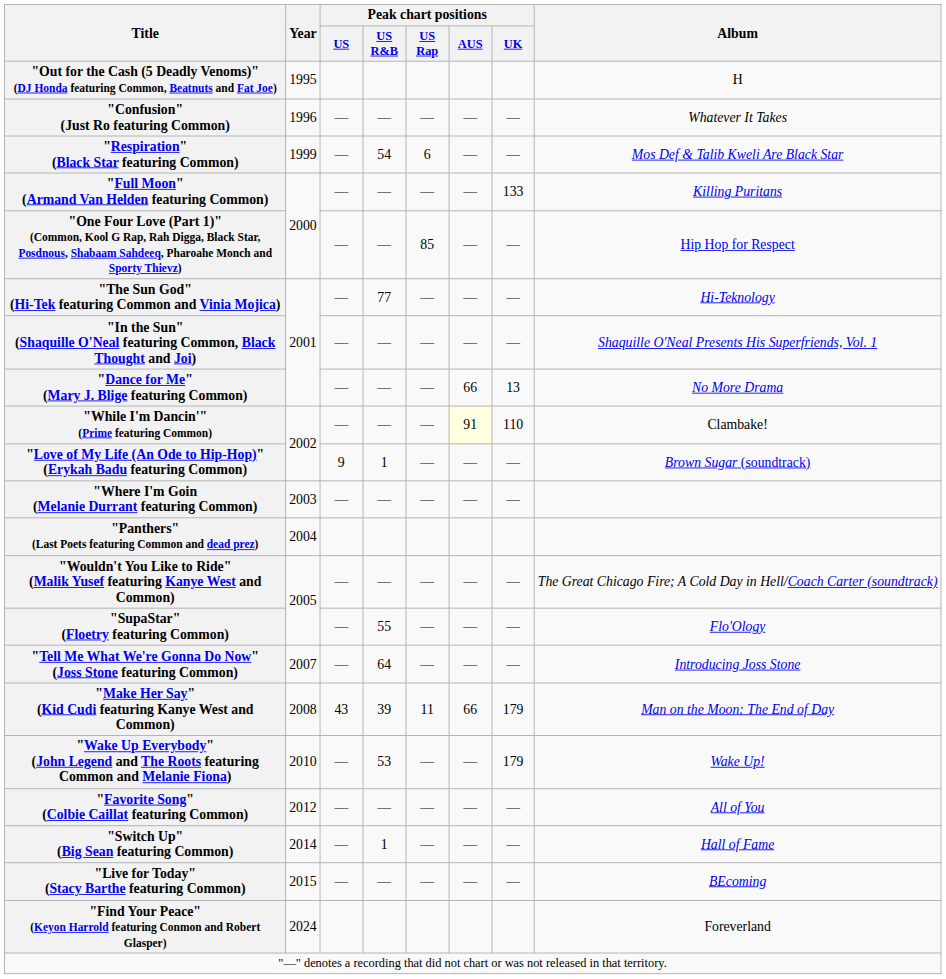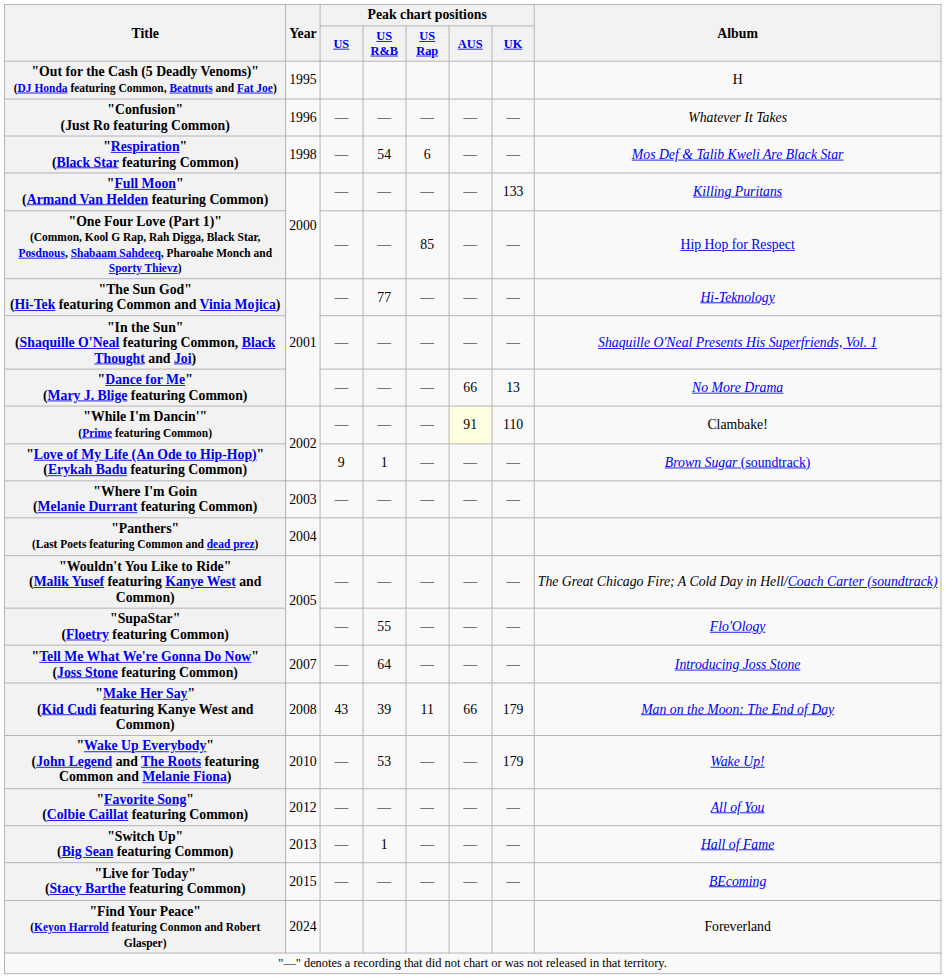(303, 154) 1999 -> (303, 154) 1998
(303, 844) 2014 -> (303, 844) 2013
